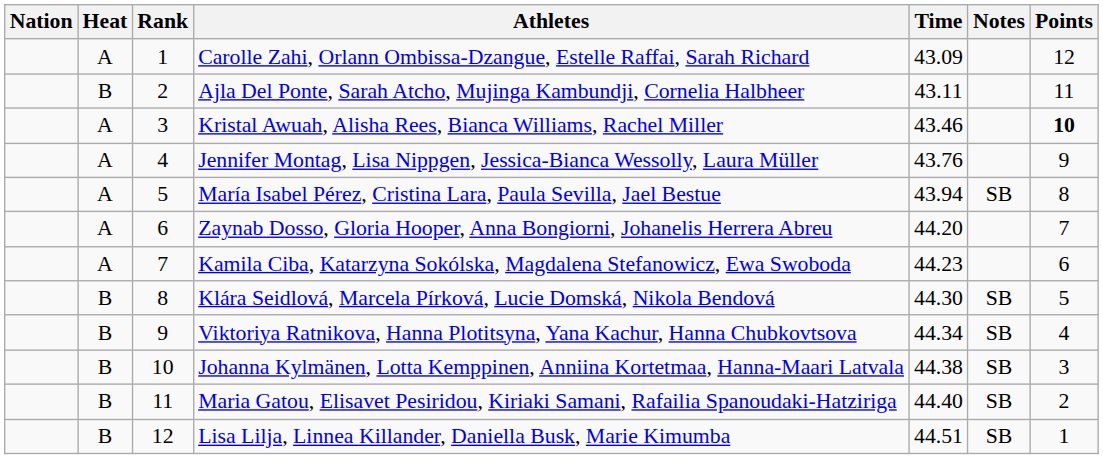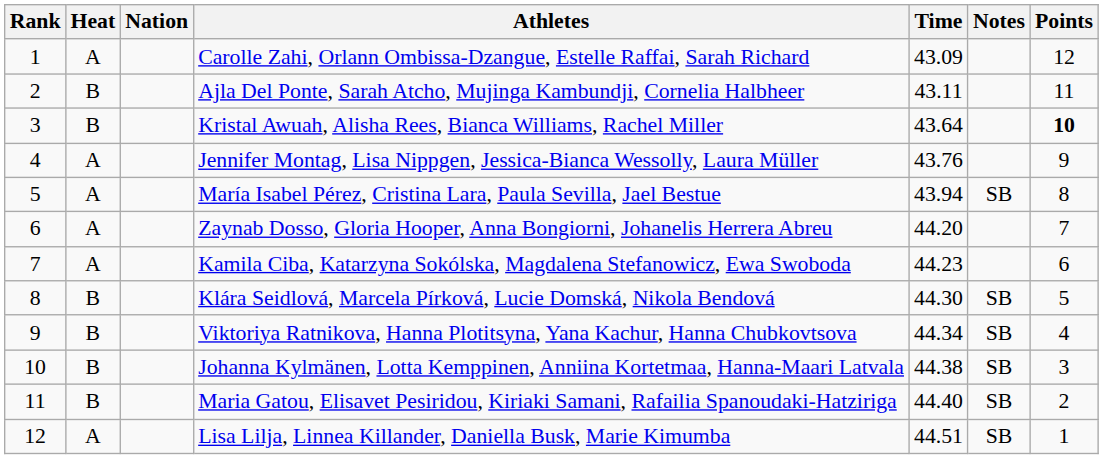columns swapped: (163, 21) <-> (41, 21)
(105, 125) A -> (93, 125) B
(938, 125) 43.46 -> (938, 125) 43.64
(105, 435) B -> (93, 435) A
